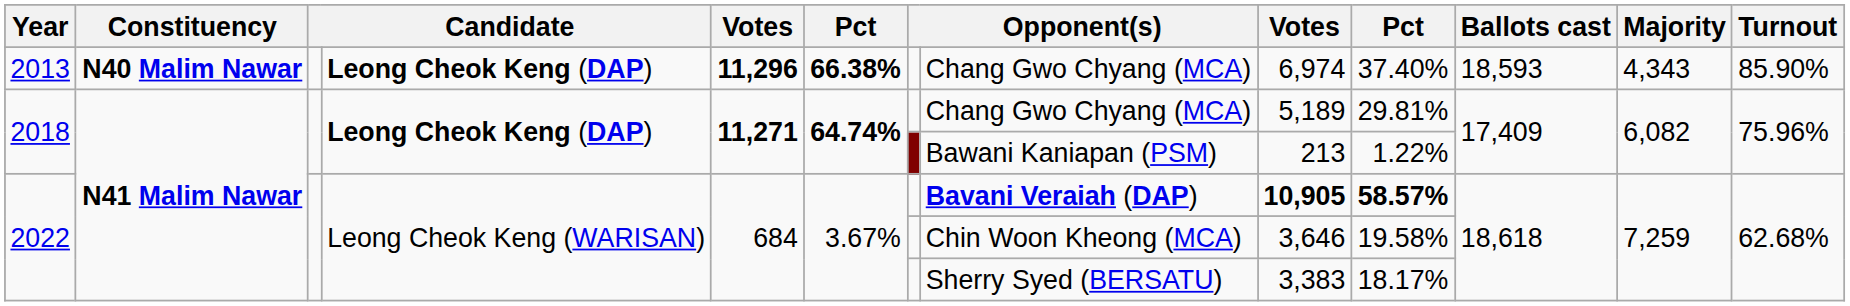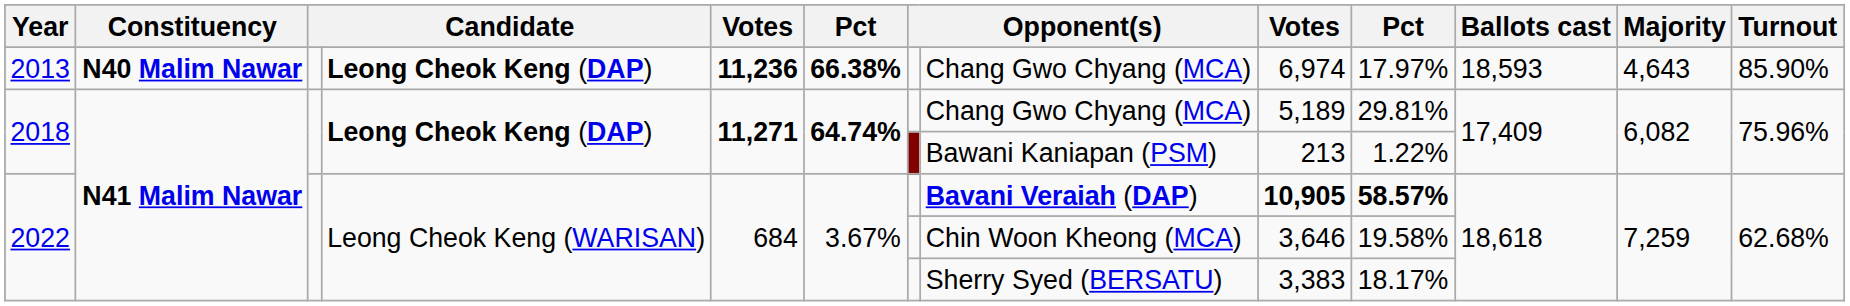(758, 68) 11,296 -> (758, 68) 11,236
(1403, 68) 37.40% -> (1403, 68) 17.97%
(1657, 68) 4,343 -> (1657, 68) 4,643
